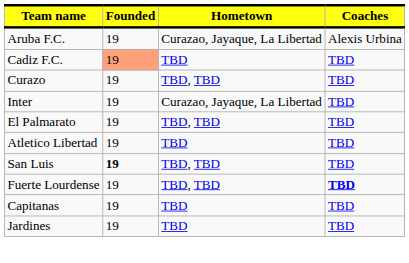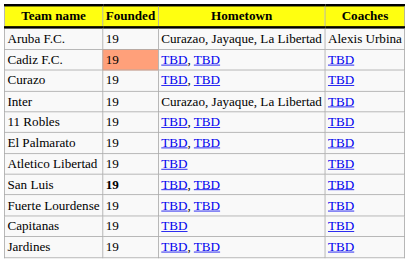(174, 59) TBD -> (191, 59) TBD, TBD
+ row: (34, 122)
(341, 184) bold -> (341, 205) normal
(174, 226) TBD -> (191, 247) TBD, TBD
